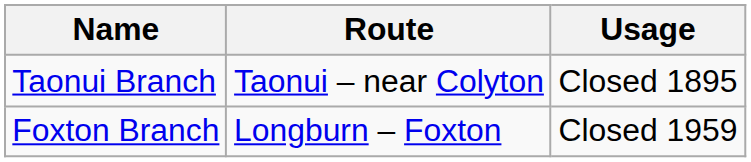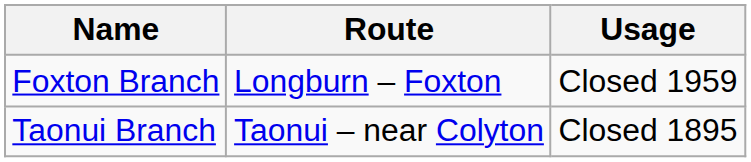rows swapped: (116, 130) <-> (114, 80)
